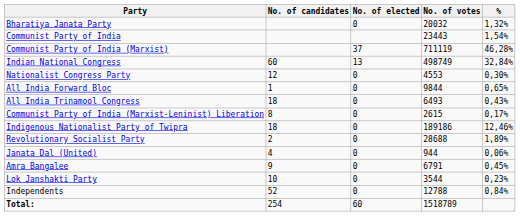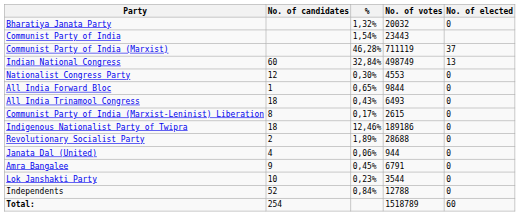columns swapped: (386, 11) <-> (499, 11)
